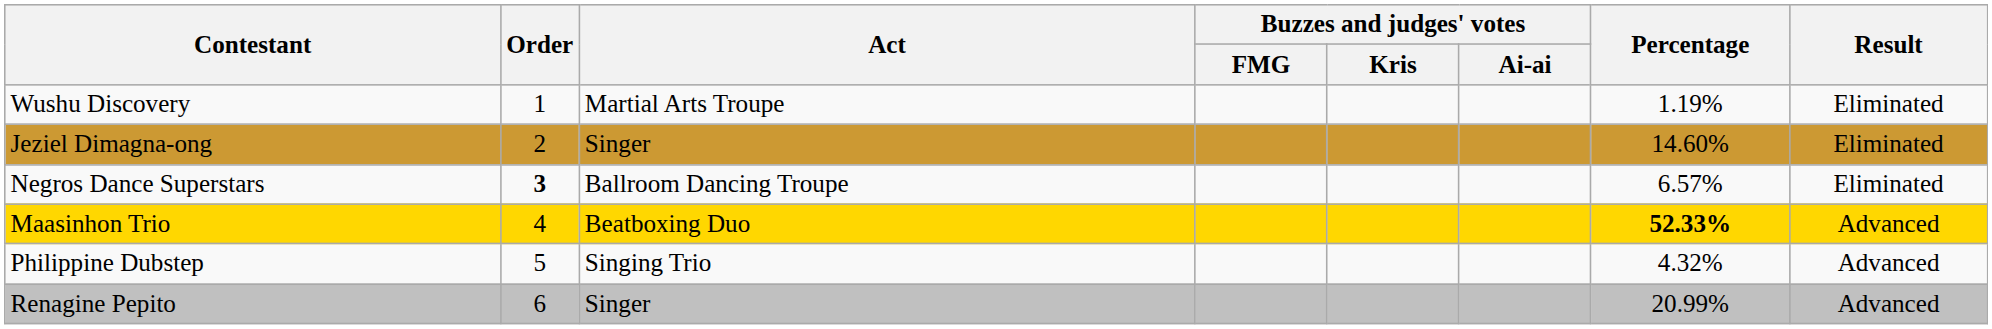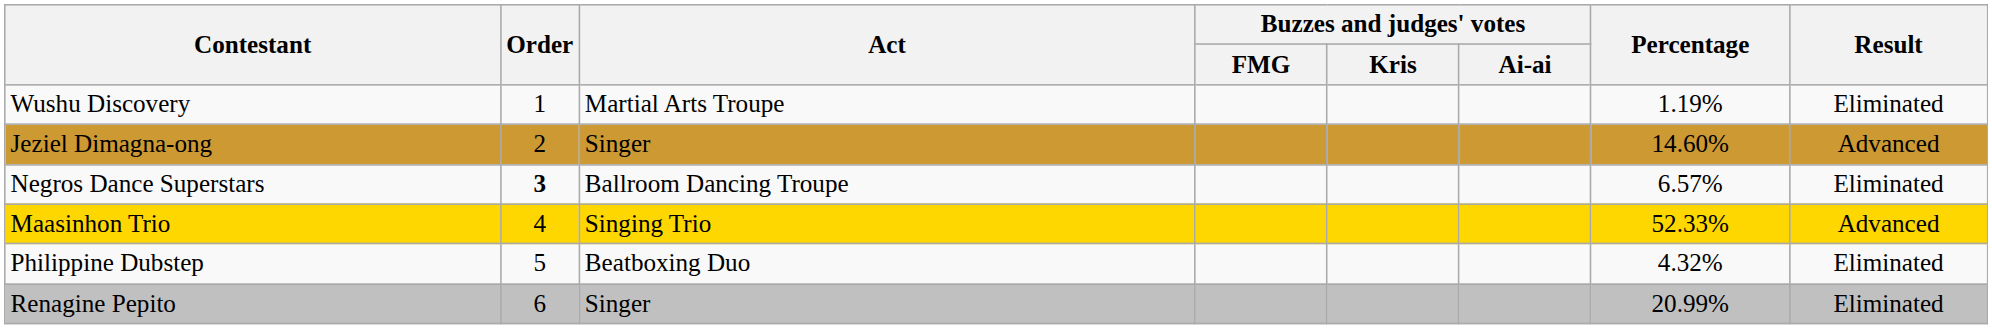(1889, 143) Eliminated -> (1889, 143) Advanced
(668, 223) Beatboxing Duo -> (648, 223) Singing Trio
(1690, 223) bold -> (1690, 223) normal
(648, 263) Singing Trio -> (668, 263) Beatboxing Duo
(1889, 263) Advanced -> (1889, 263) Eliminated
(1889, 303) Advanced -> (1889, 303) Eliminated
